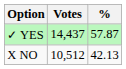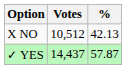rows swapped: (25, 34) <-> (22, 54)
